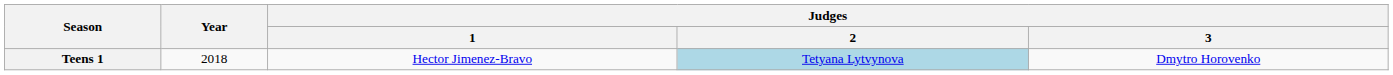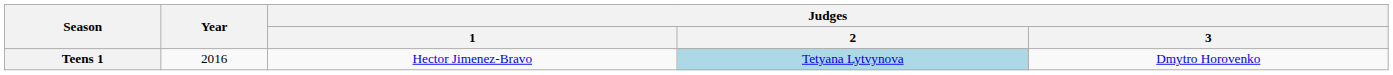(214, 59) 2018 -> (214, 59) 2016
